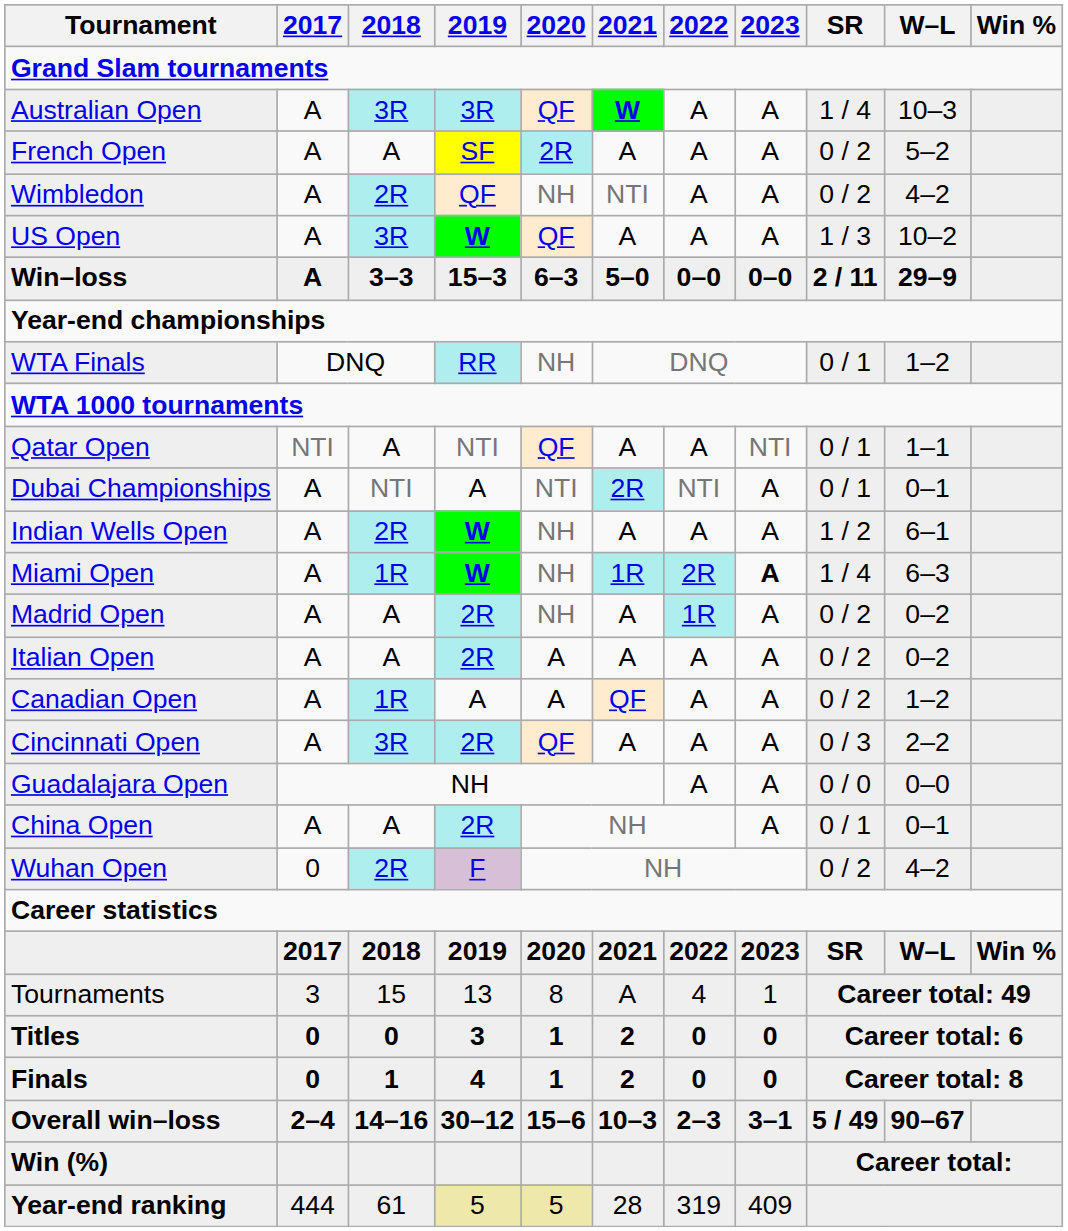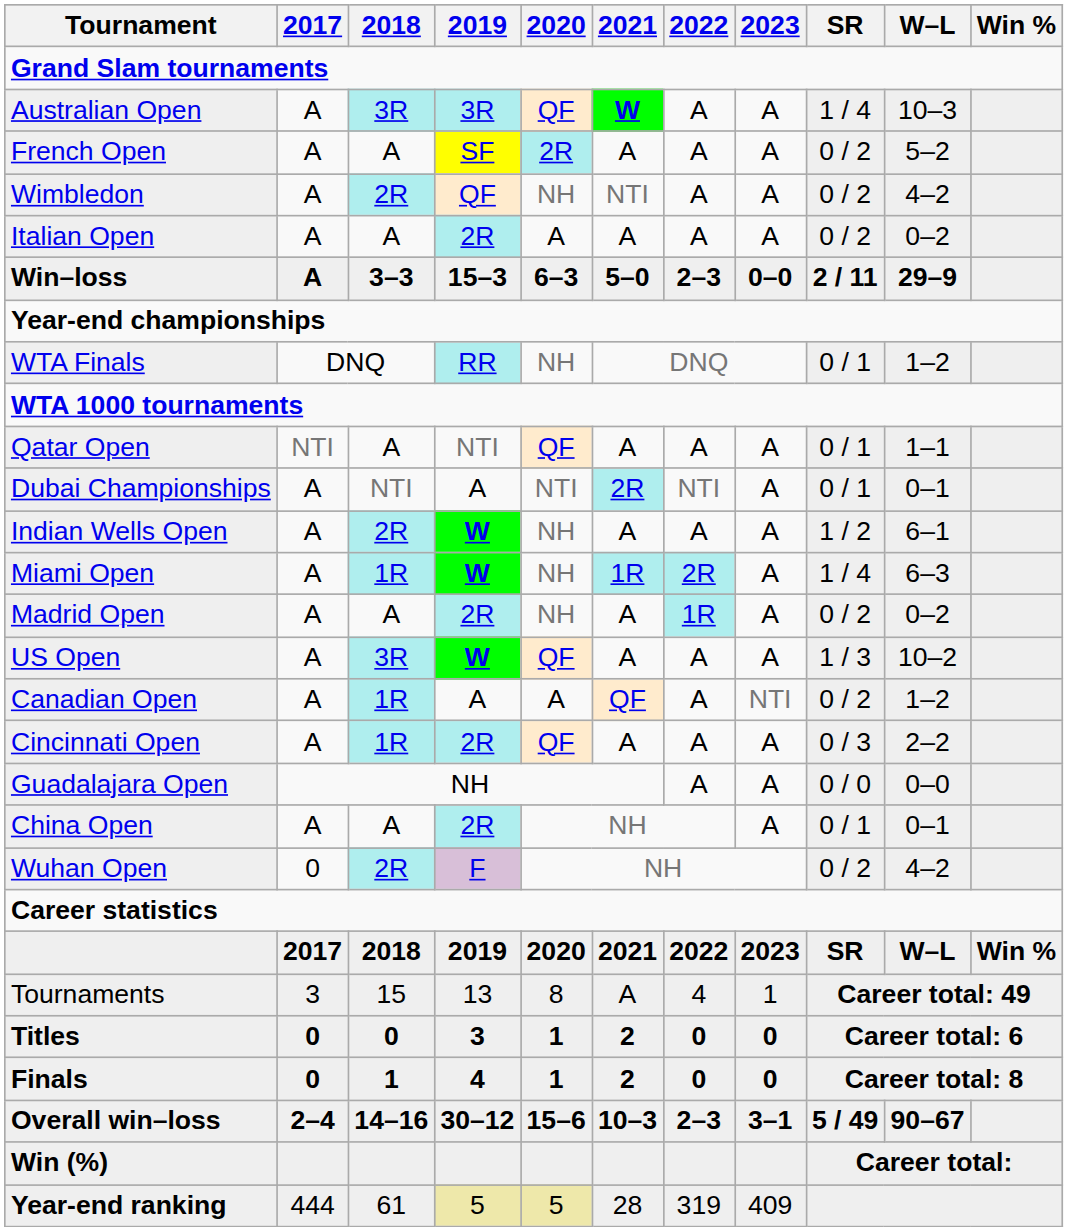rows swapped: (66, 236) <-> (83, 657)
(699, 278) 0–0 -> (699, 278) 2–3
(770, 446) NTI -> (770, 446) A
(770, 573) bold -> (770, 573) normal
(770, 699) A -> (770, 699) NTI
(391, 741) 3R -> (391, 741) 1R
